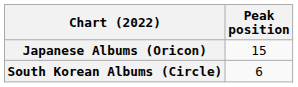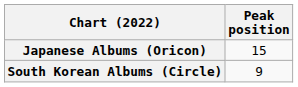(259, 71) 6 -> (259, 71) 9
